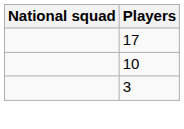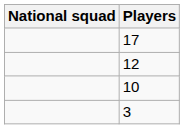+ row: (131, 64)
